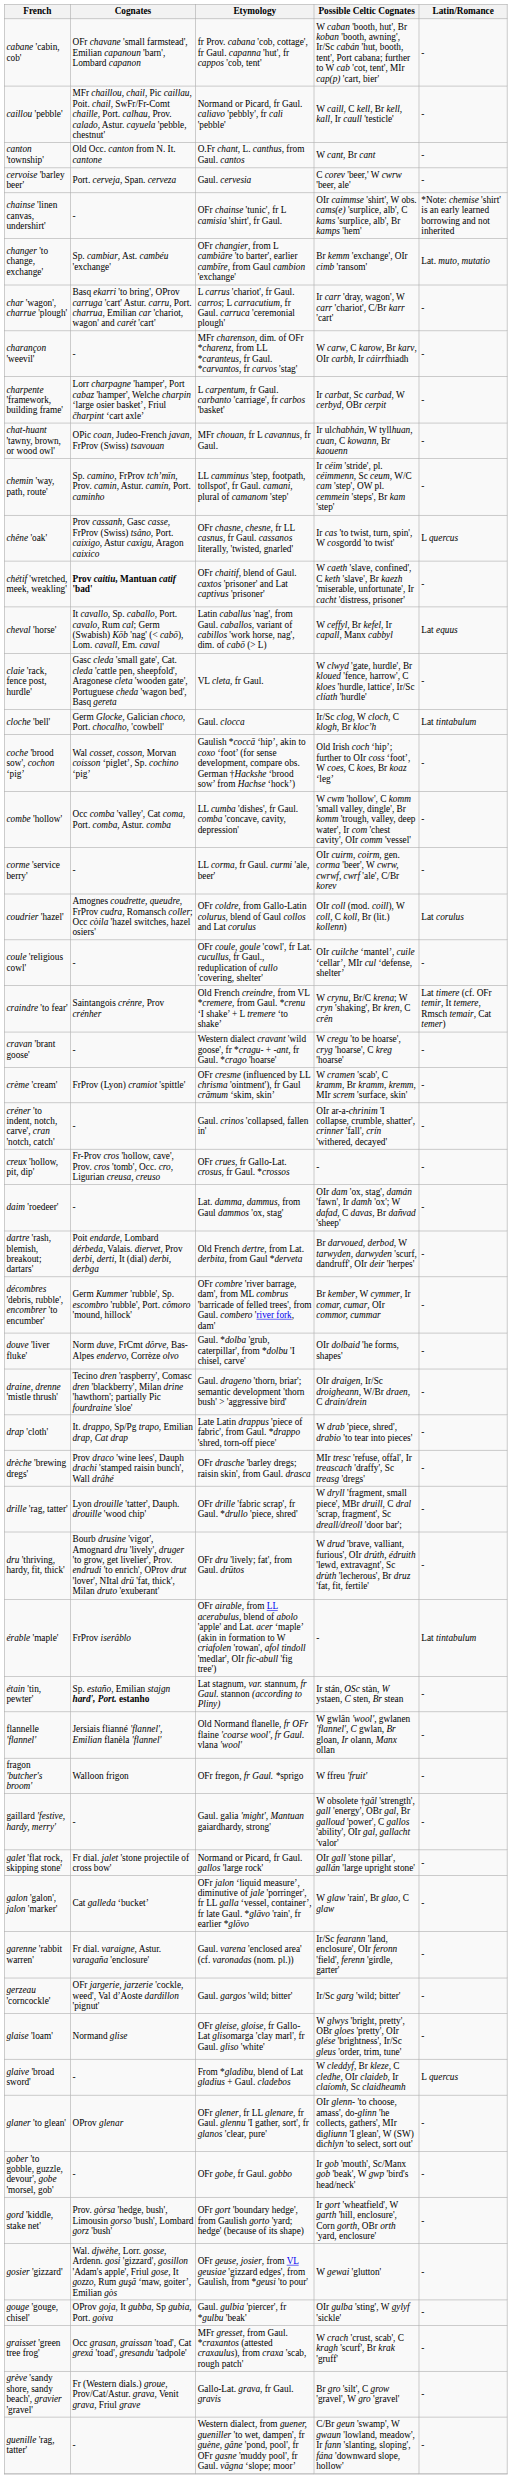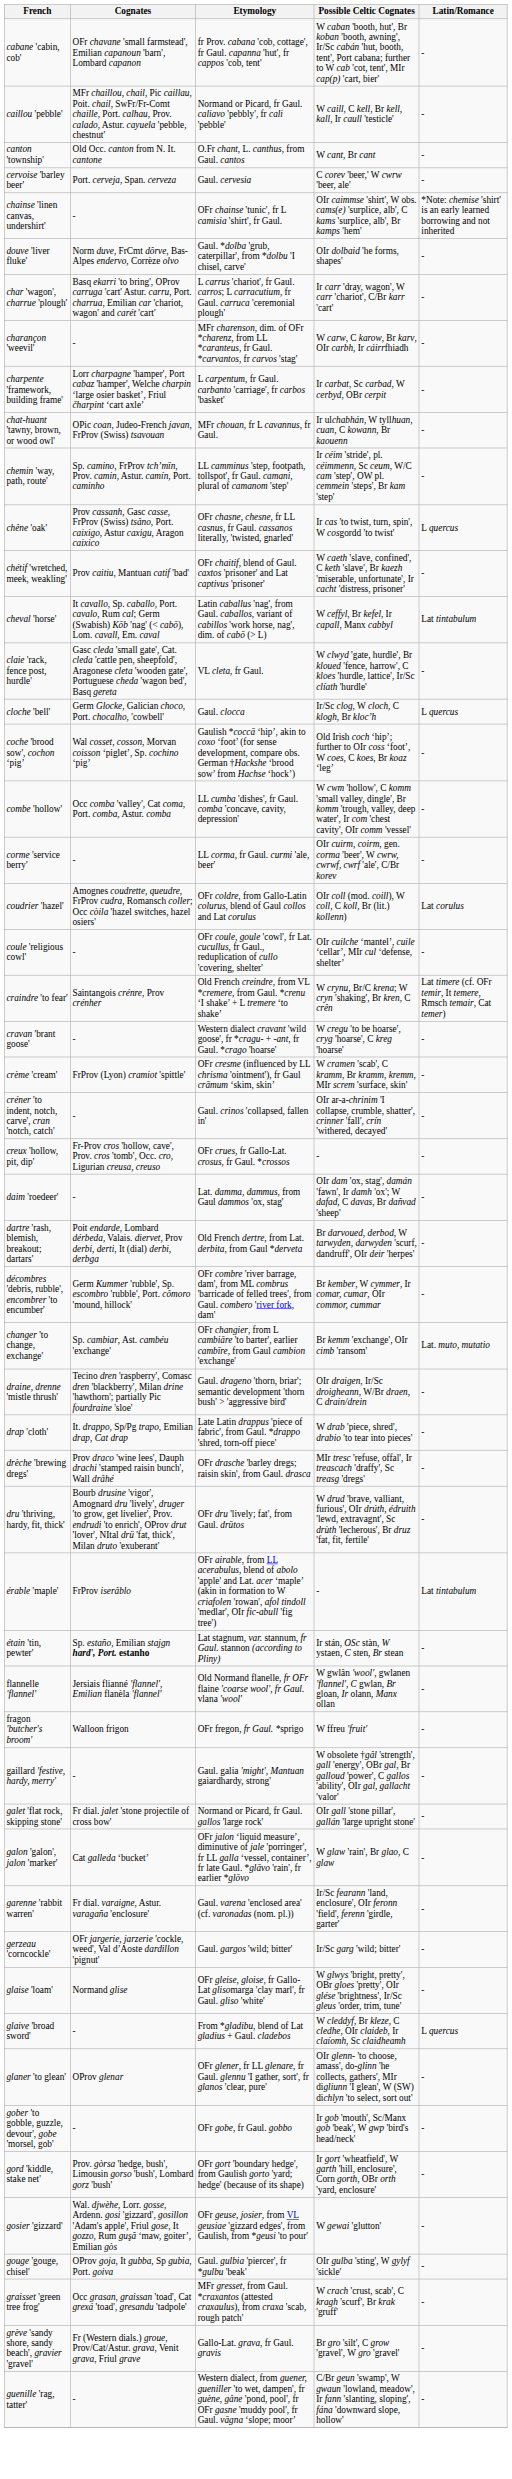rows swapped: (27, 261) <-> (28, 1351)
(124, 584) bold -> (131, 573) normal
(439, 630) Lat equus -> (449, 619) Lat tintabulum
(449, 722) Lat tintabulum -> (440, 711) L quercus
- row: (37, 1509)
